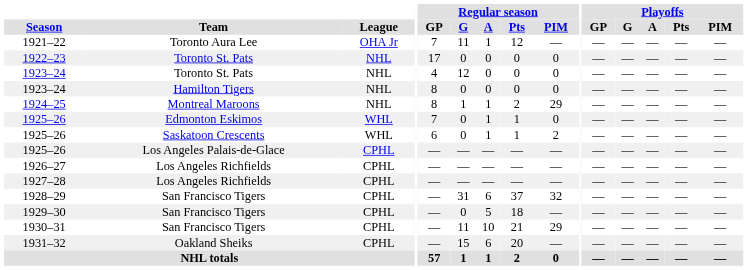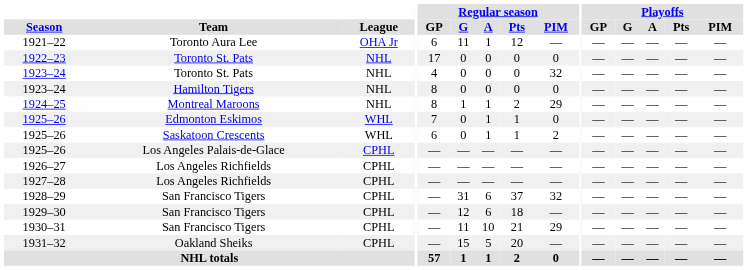(434, 42) 7 -> (434, 42) 6
(463, 73) 12 -> (463, 73) 0
(556, 73) 0 -> (556, 73) 32
(463, 212) 0 -> (463, 212) 12
(488, 212) 5 -> (488, 212) 6
(488, 242) 6 -> (488, 242) 5
